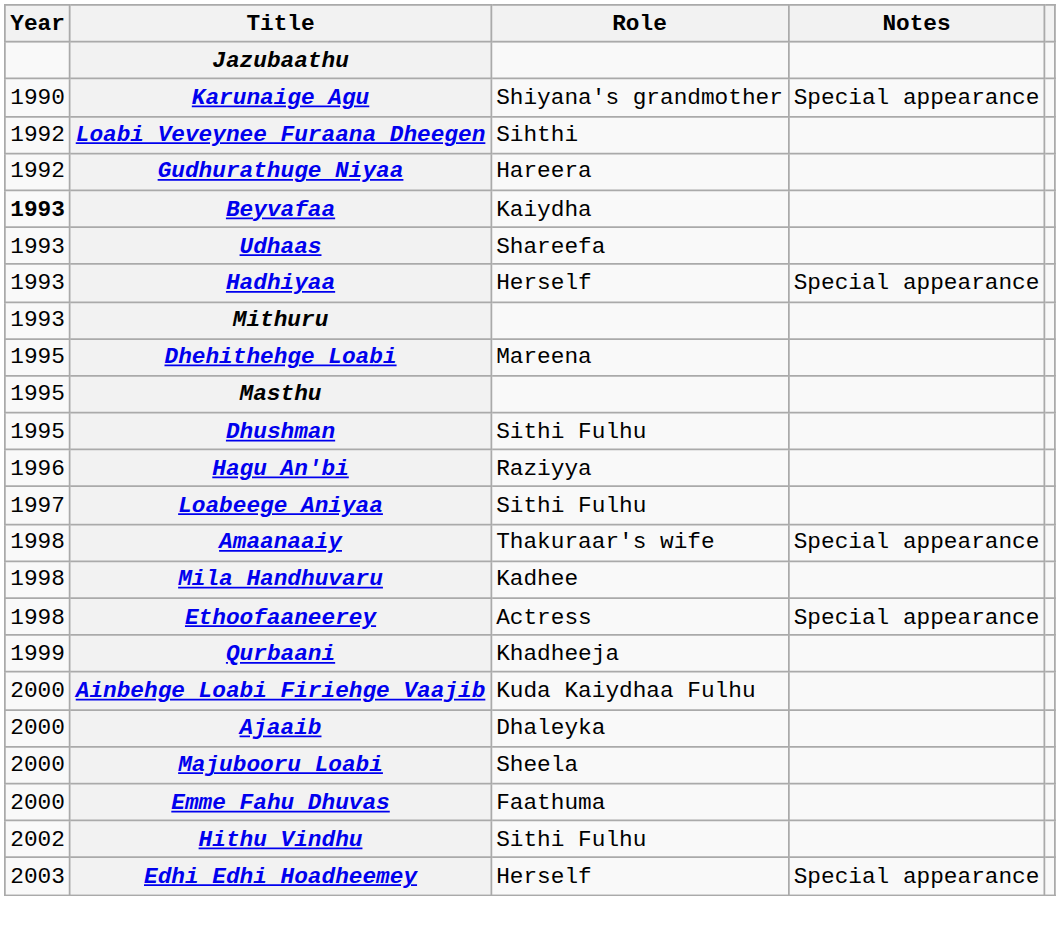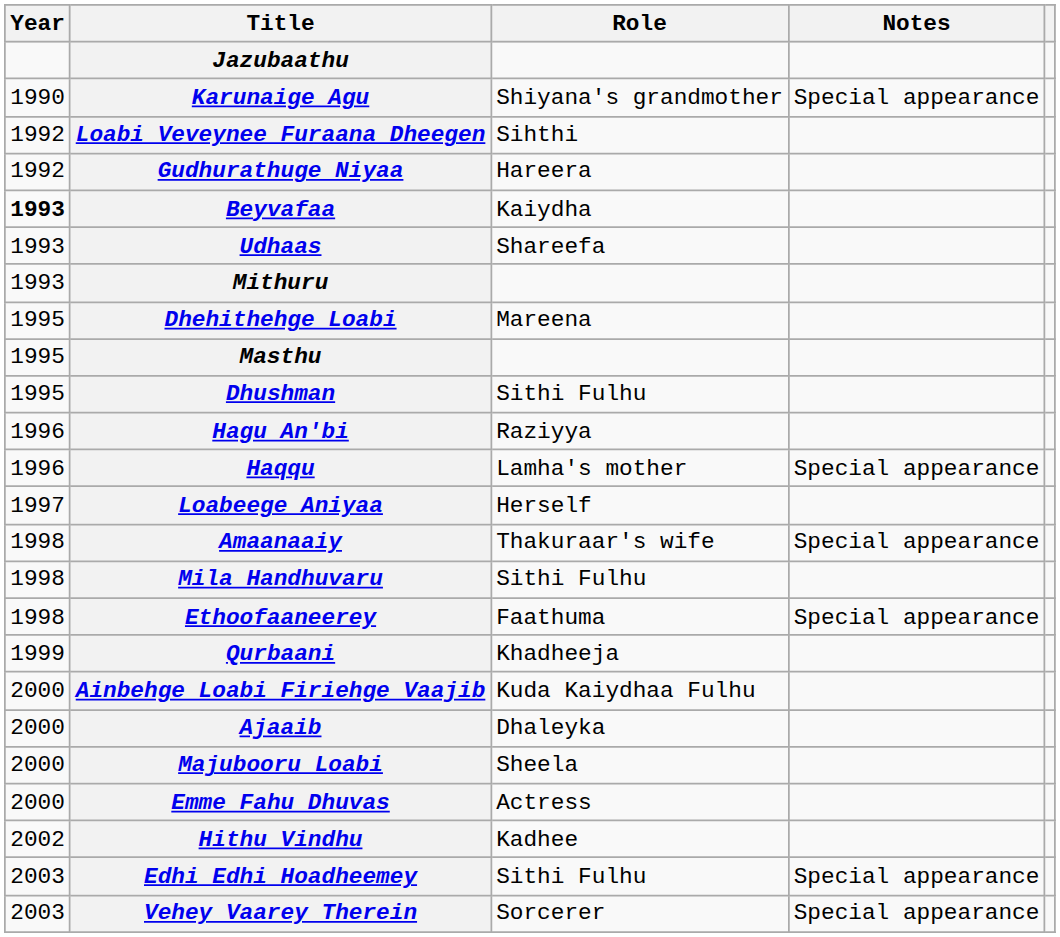- row: (281, 283)
+ row: (281, 468)
(571, 505) Sithi Fulhu -> (544, 505) Herself
(537, 580) Kadhee -> (571, 580) Sithi Fulhu
(544, 617) Actress -> (551, 617) Faathuma
(551, 802) Faathuma -> (544, 802) Actress
(571, 839) Sithi Fulhu -> (537, 839) Kadhee
(544, 876) Herself -> (571, 876) Sithi Fulhu
+ row: (281, 913)
